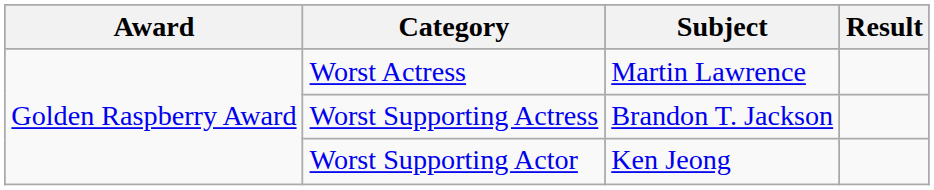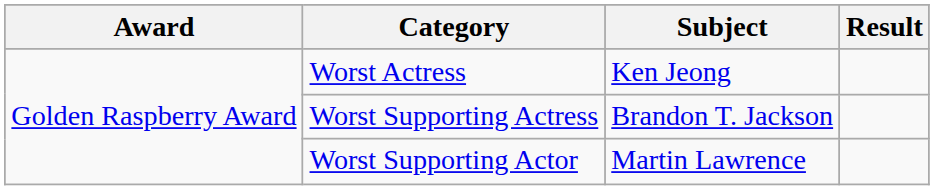(709, 71) Martin Lawrence -> (671, 71) Ken Jeong
(671, 160) Ken Jeong -> (709, 160) Martin Lawrence
